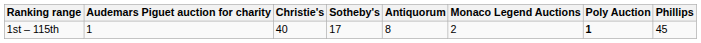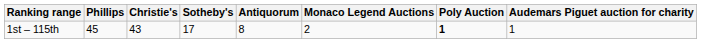columns swapped: (675, 13) <-> (179, 13)
(282, 30) 40 -> (135, 30) 43
